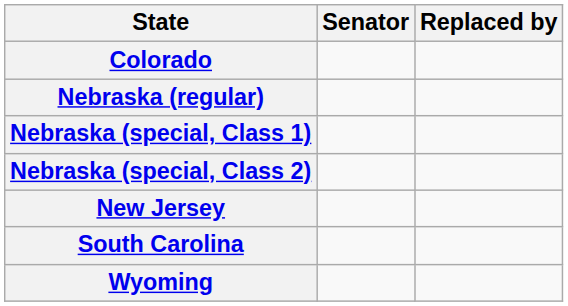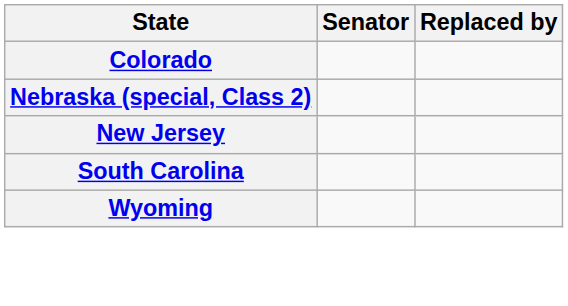- row: (161, 97)
- row: (161, 134)
